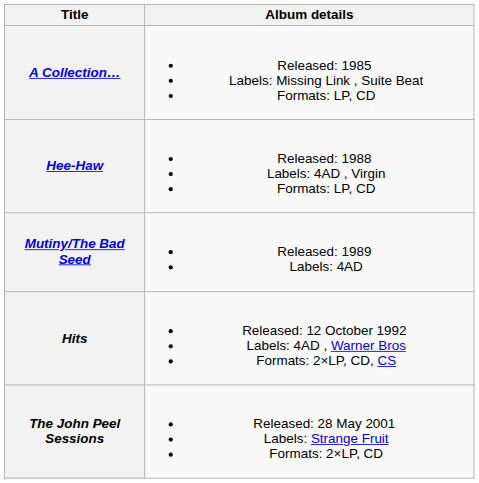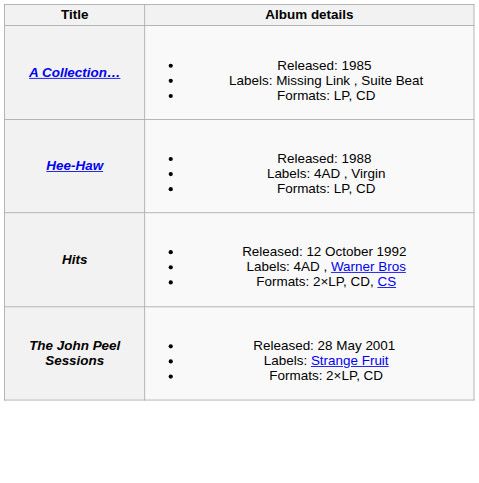- row: (75, 252)
